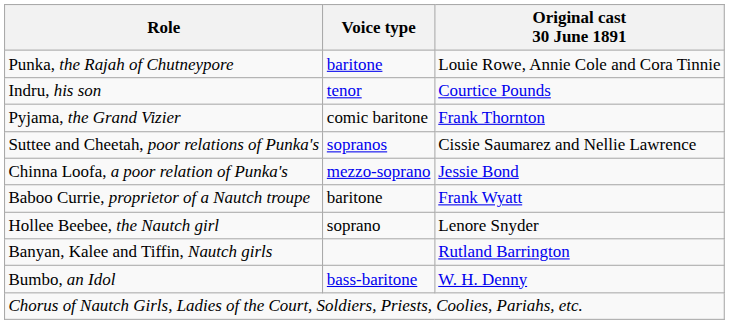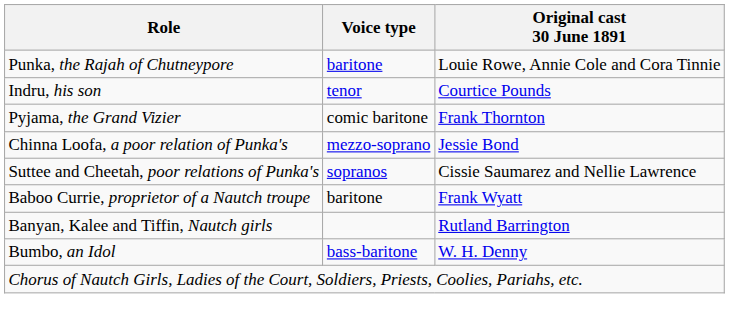rows swapped: (148, 171) <-> (164, 144)
- row: (114, 225)
